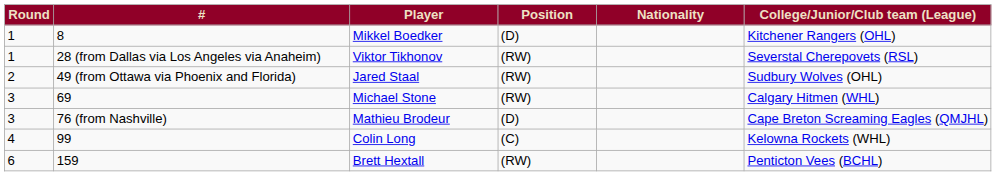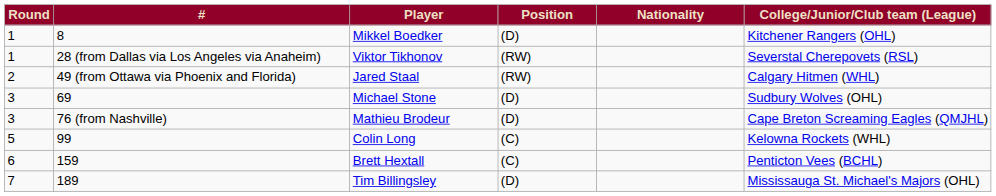(815, 77) Sudbury Wolves (OHL) -> (813, 77) Calgary Hitmen (WHL)
(516, 98) (RW) -> (510, 98) (D)
(813, 98) Calgary Hitmen (WHL) -> (815, 98) Sudbury Wolves (OHL)
(11, 139) 4 -> (11, 139) 5
(516, 160) (RW) -> (510, 160) (C)
+ row: (394, 181)
